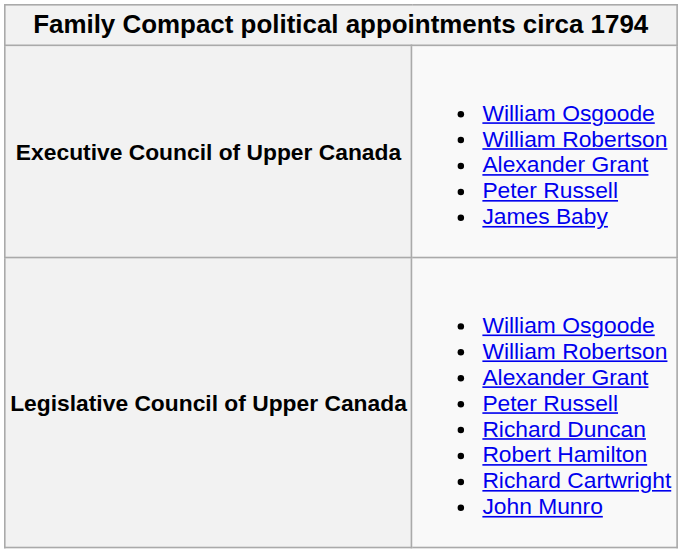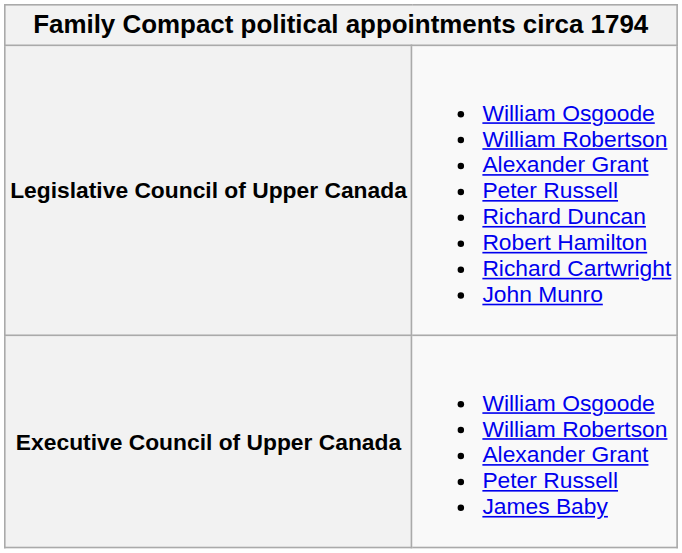rows swapped: (209, 152) <-> (209, 403)
